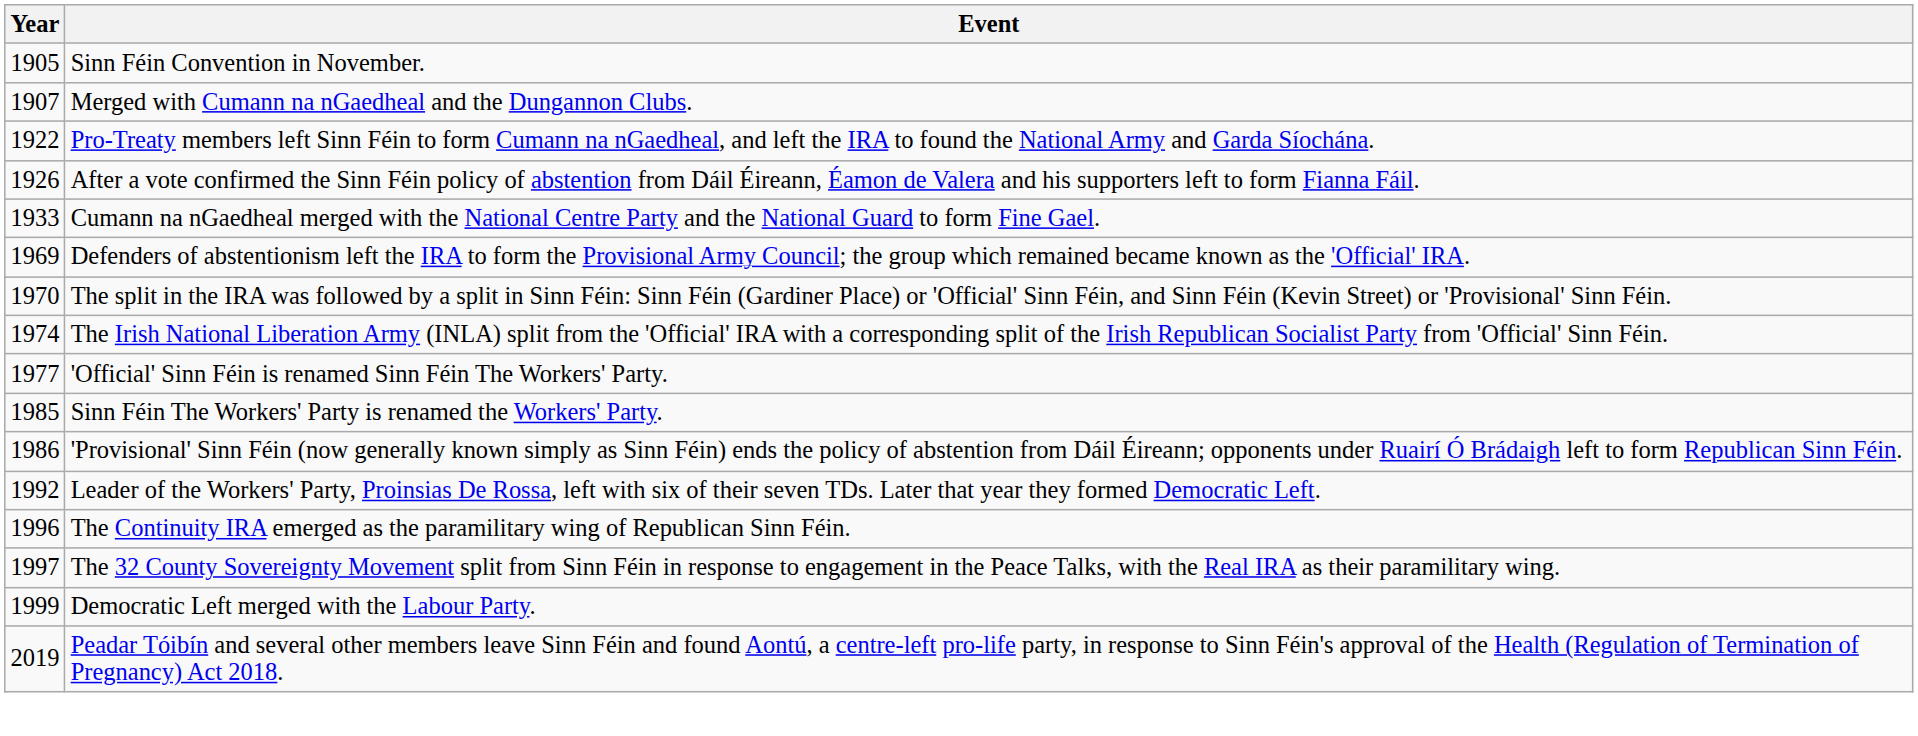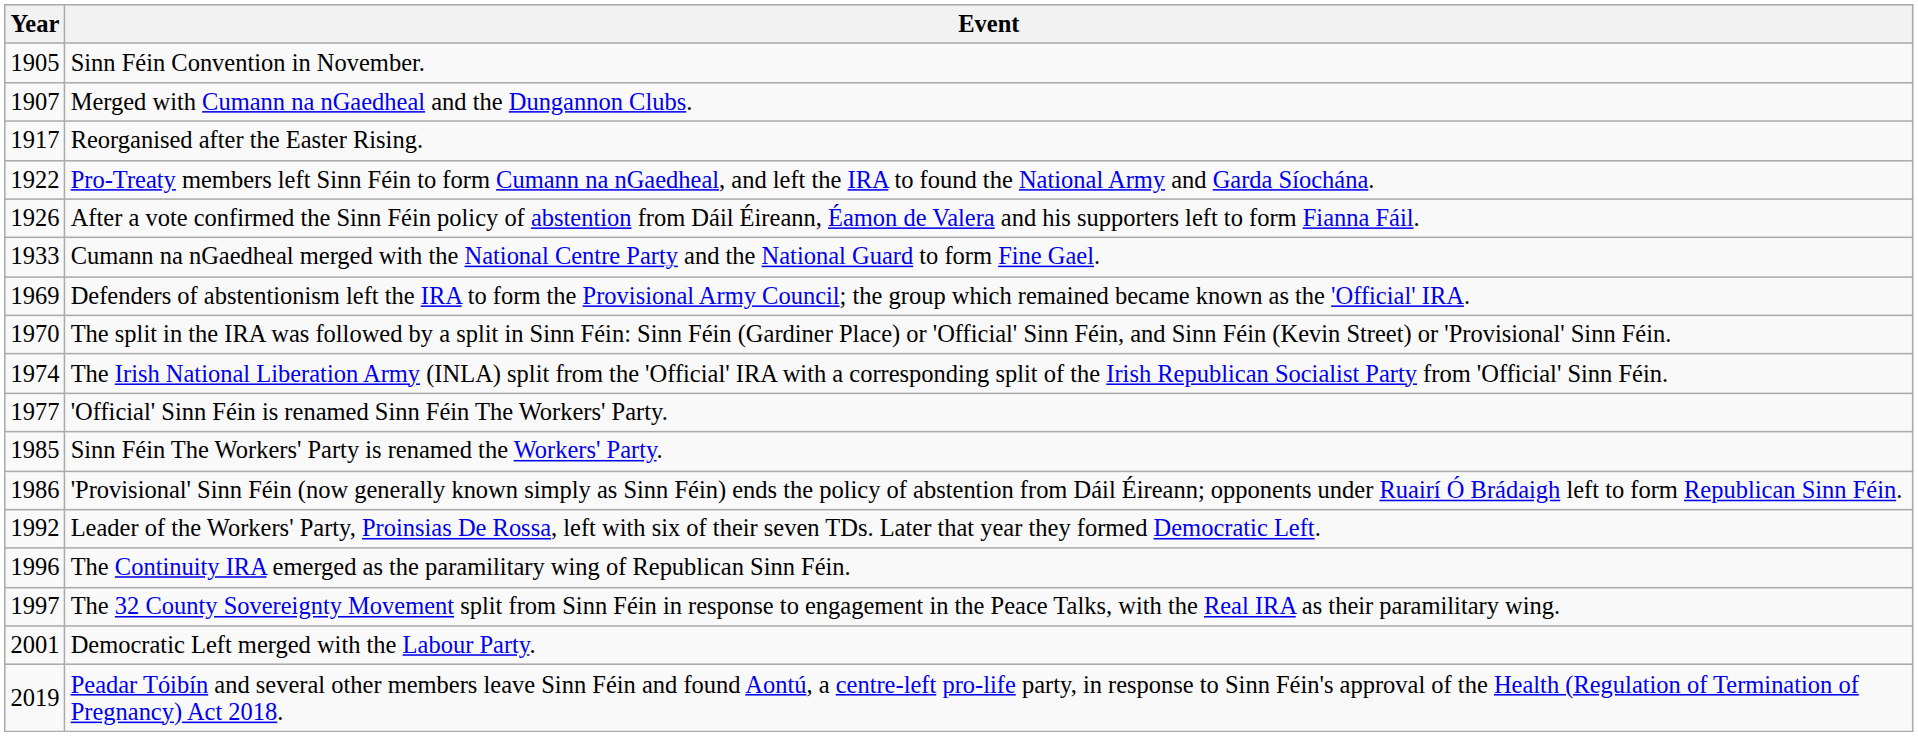+ row: (247, 140)
(35, 606) 1999 -> (35, 645) 2001
